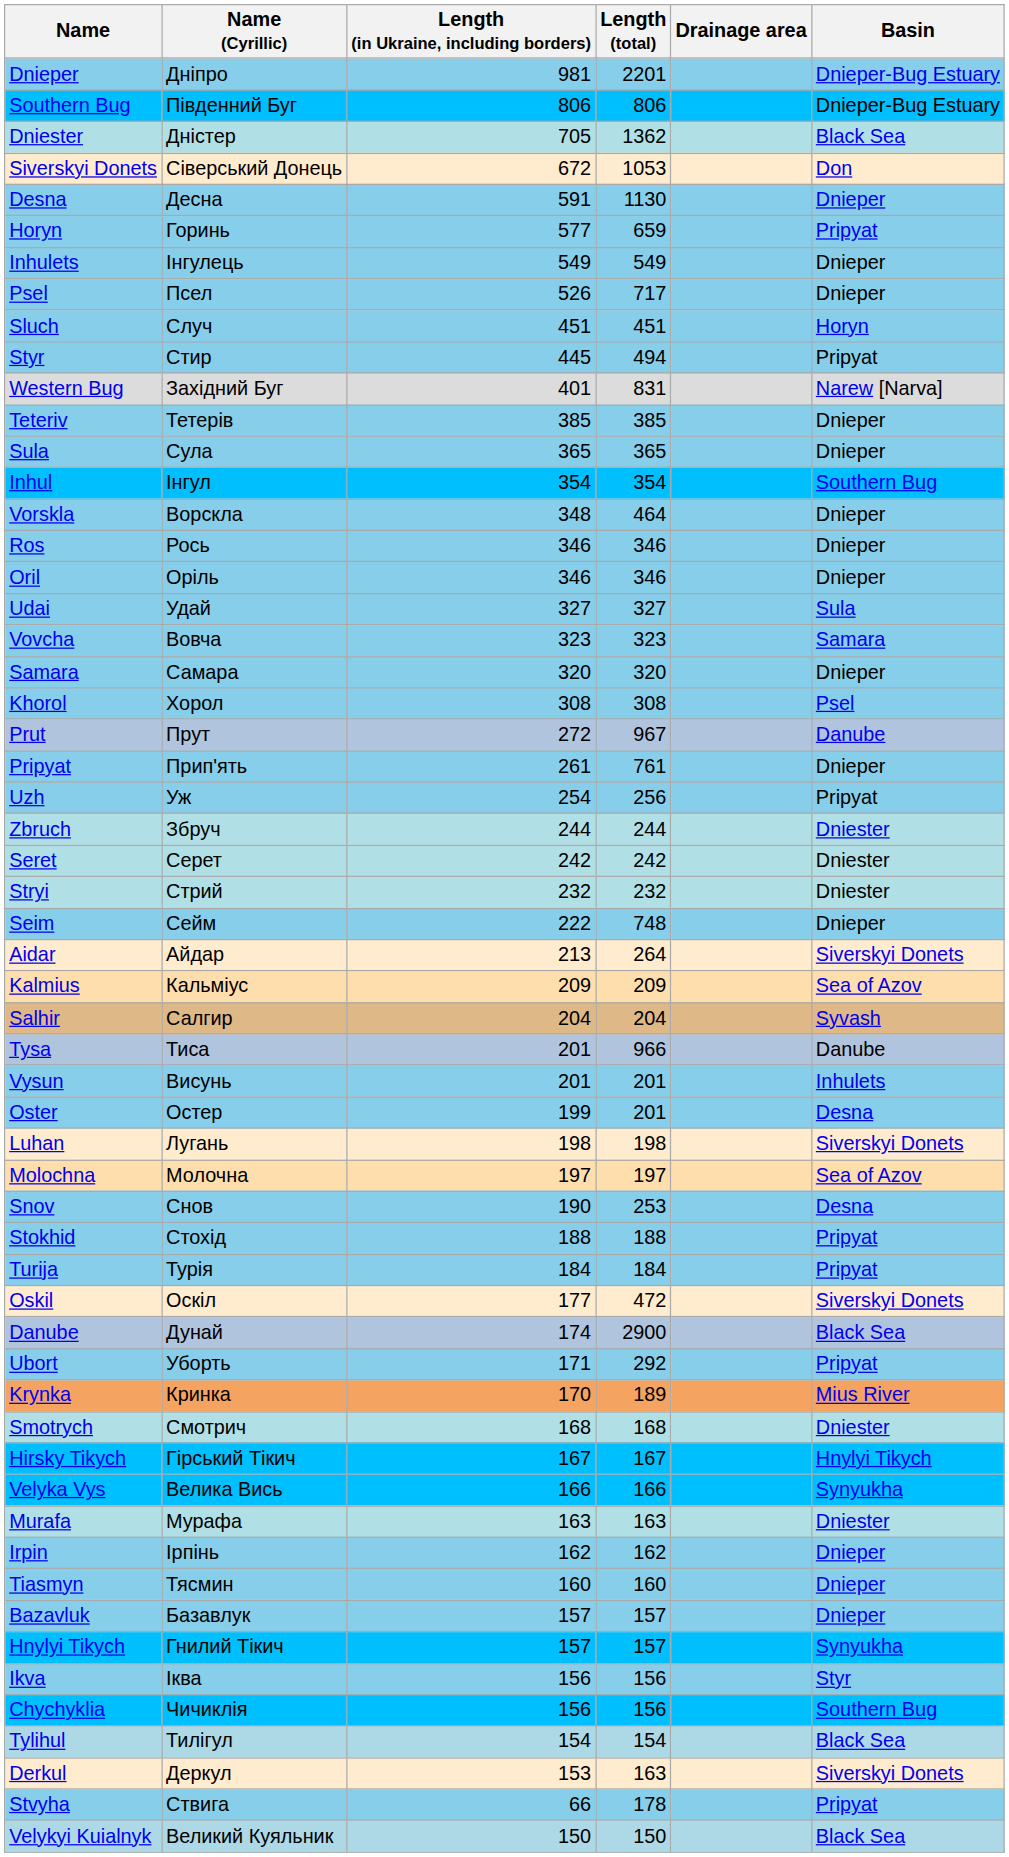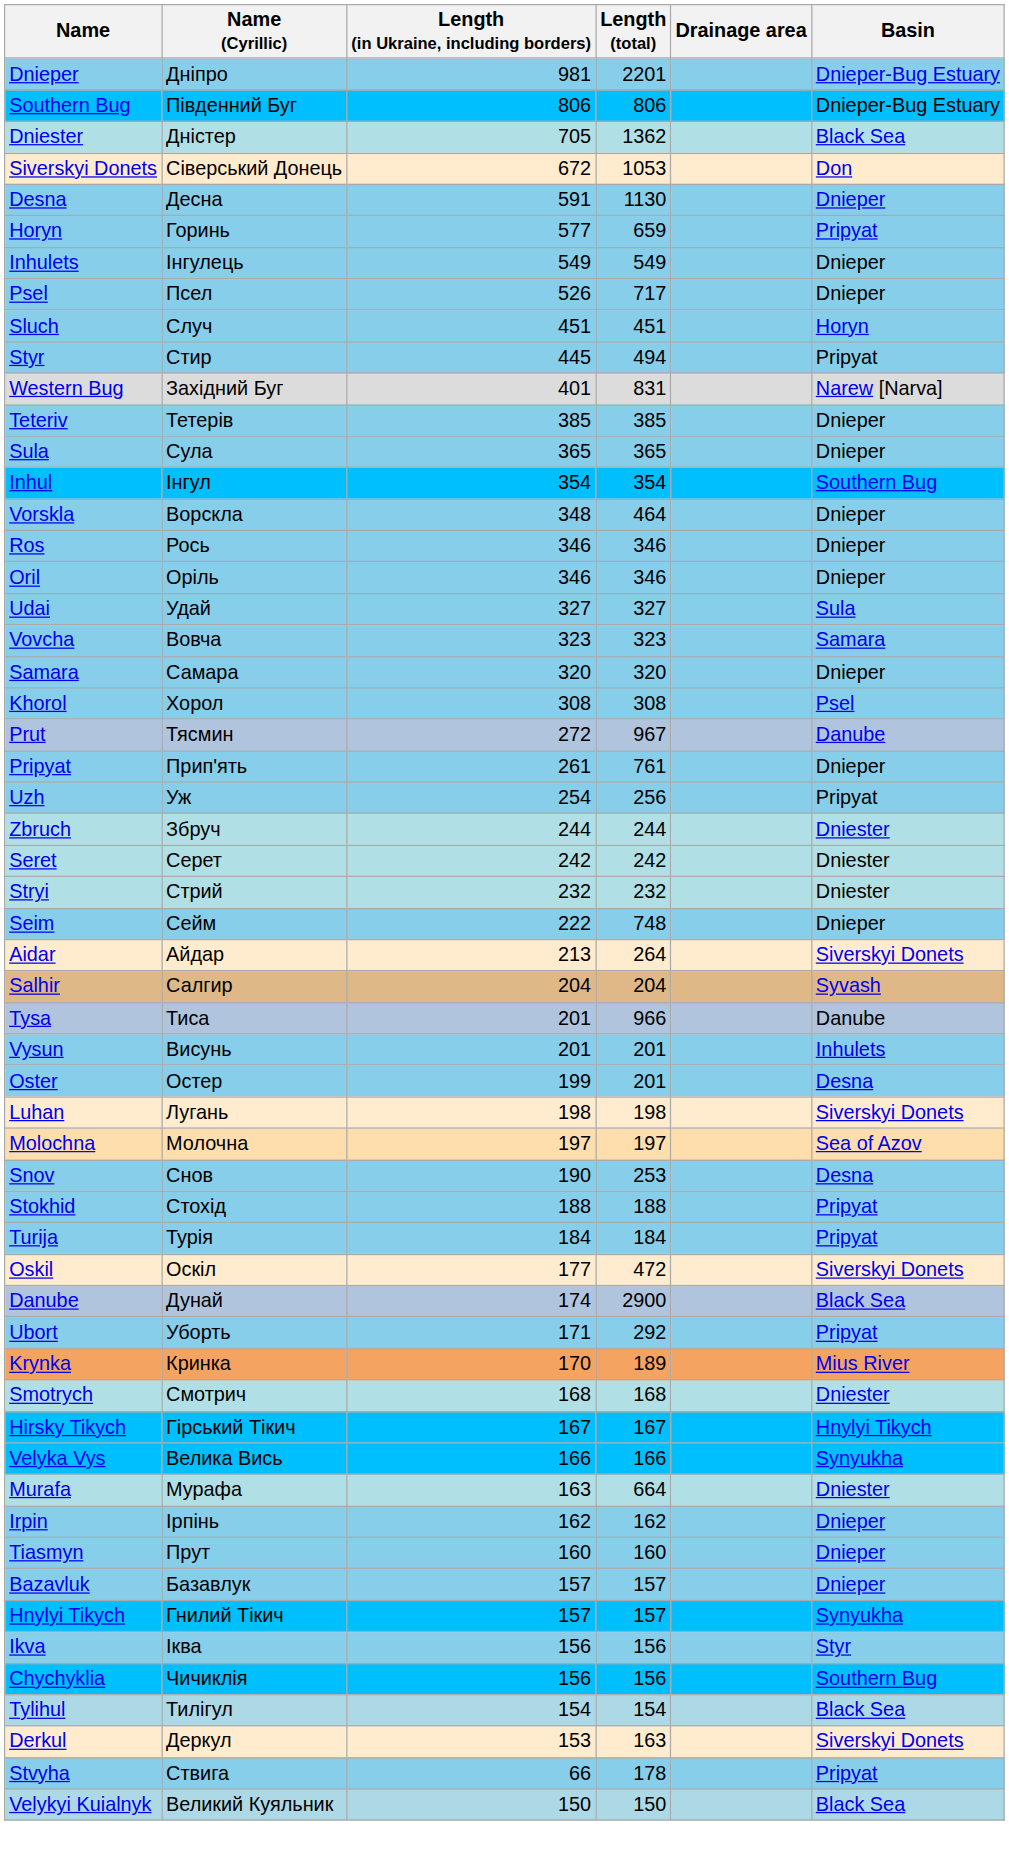(188, 734) Прут -> (200, 734) Тясмин
- row: (44, 986)
(650, 1521) 163 -> (650, 1489) 664
(200, 1584) Тясмин -> (188, 1552) Прут
